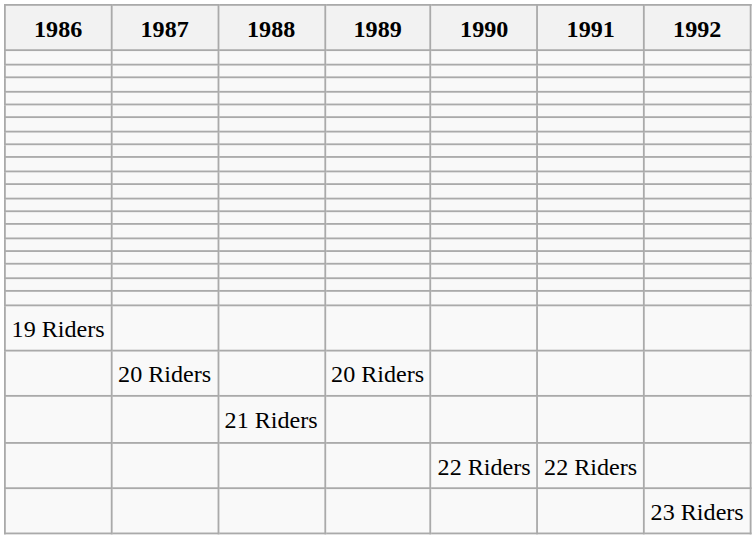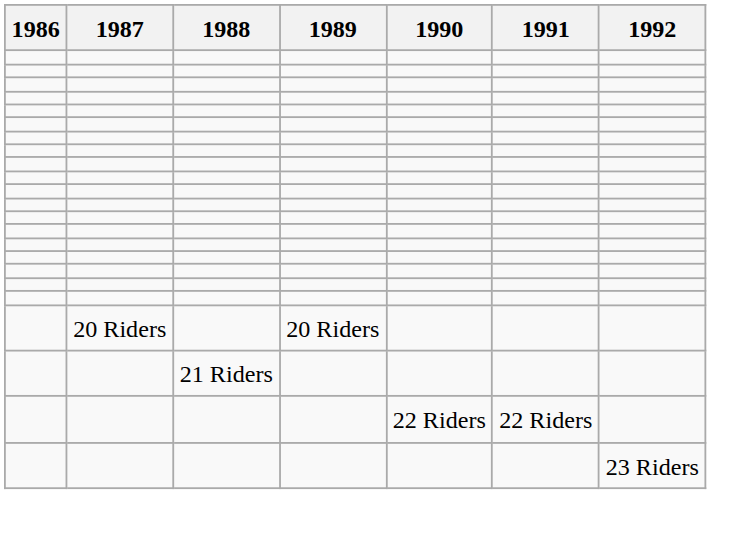- row: (58, 328)
